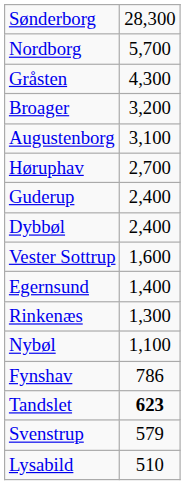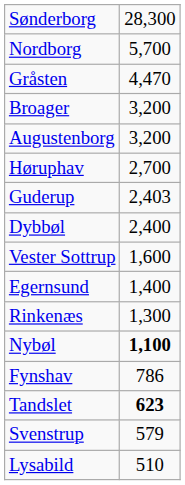(150, 78) 4,300 -> (150, 78) 4,470
(150, 138) 3,100 -> (150, 138) 3,200
(150, 197) 2,400 -> (150, 197) 2,403
(150, 345) normal -> (150, 345) bold
